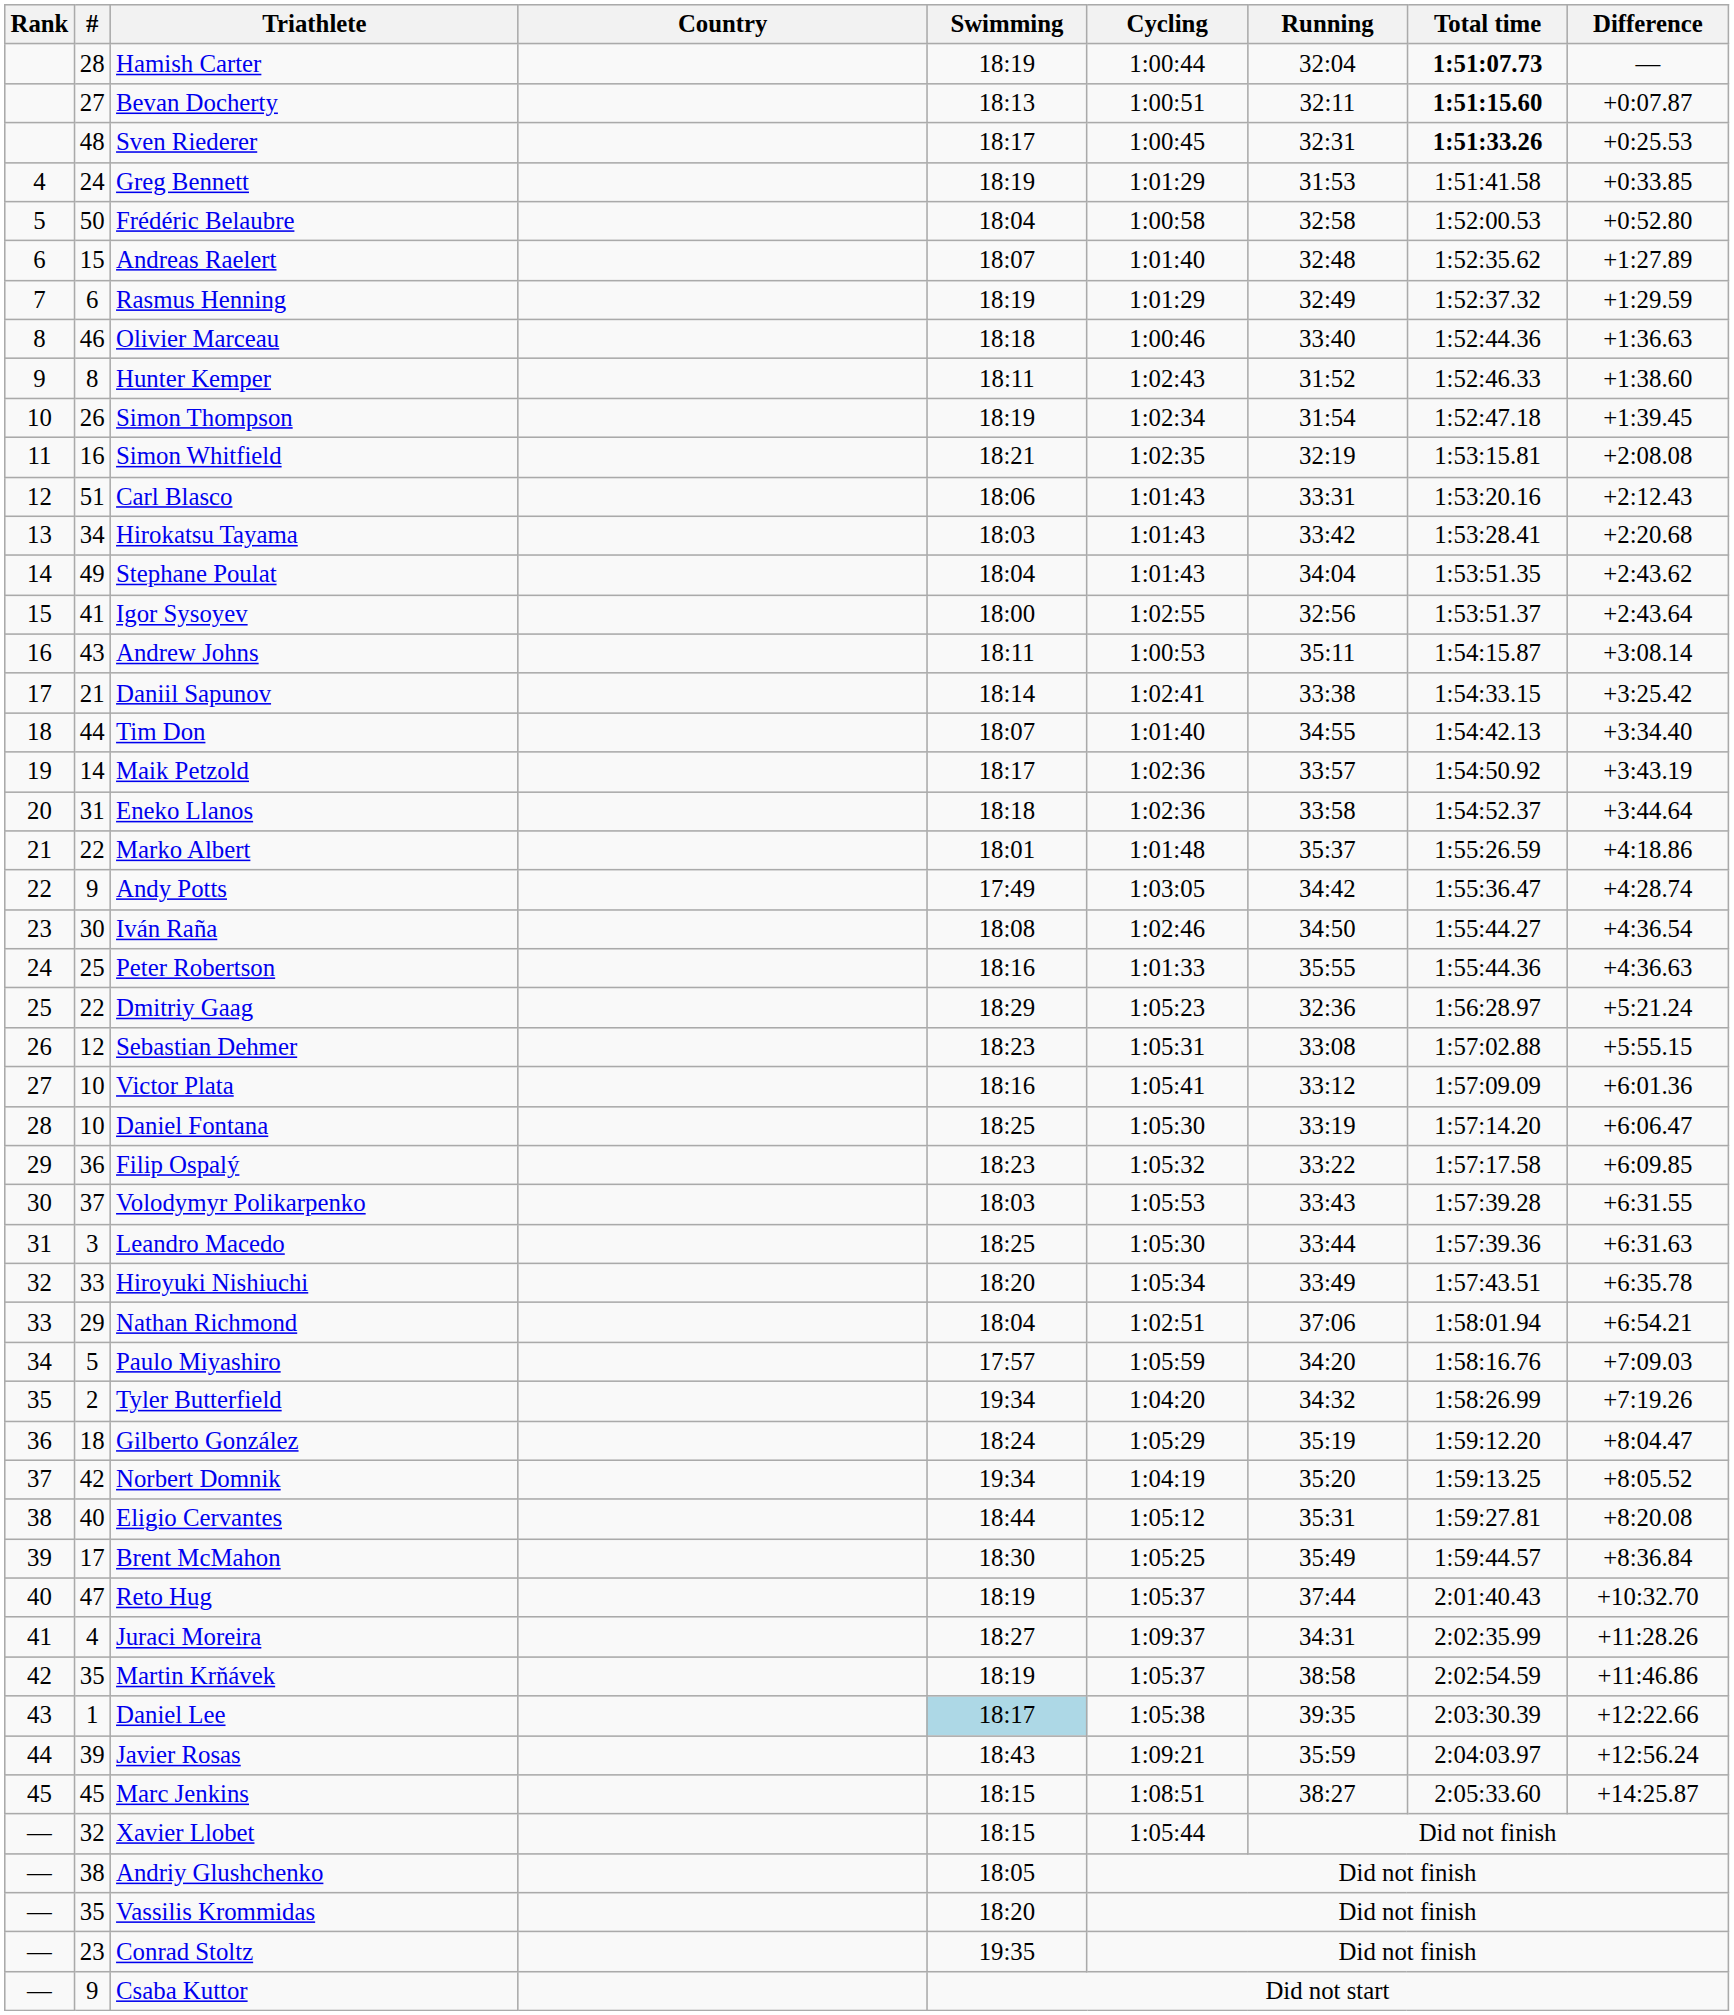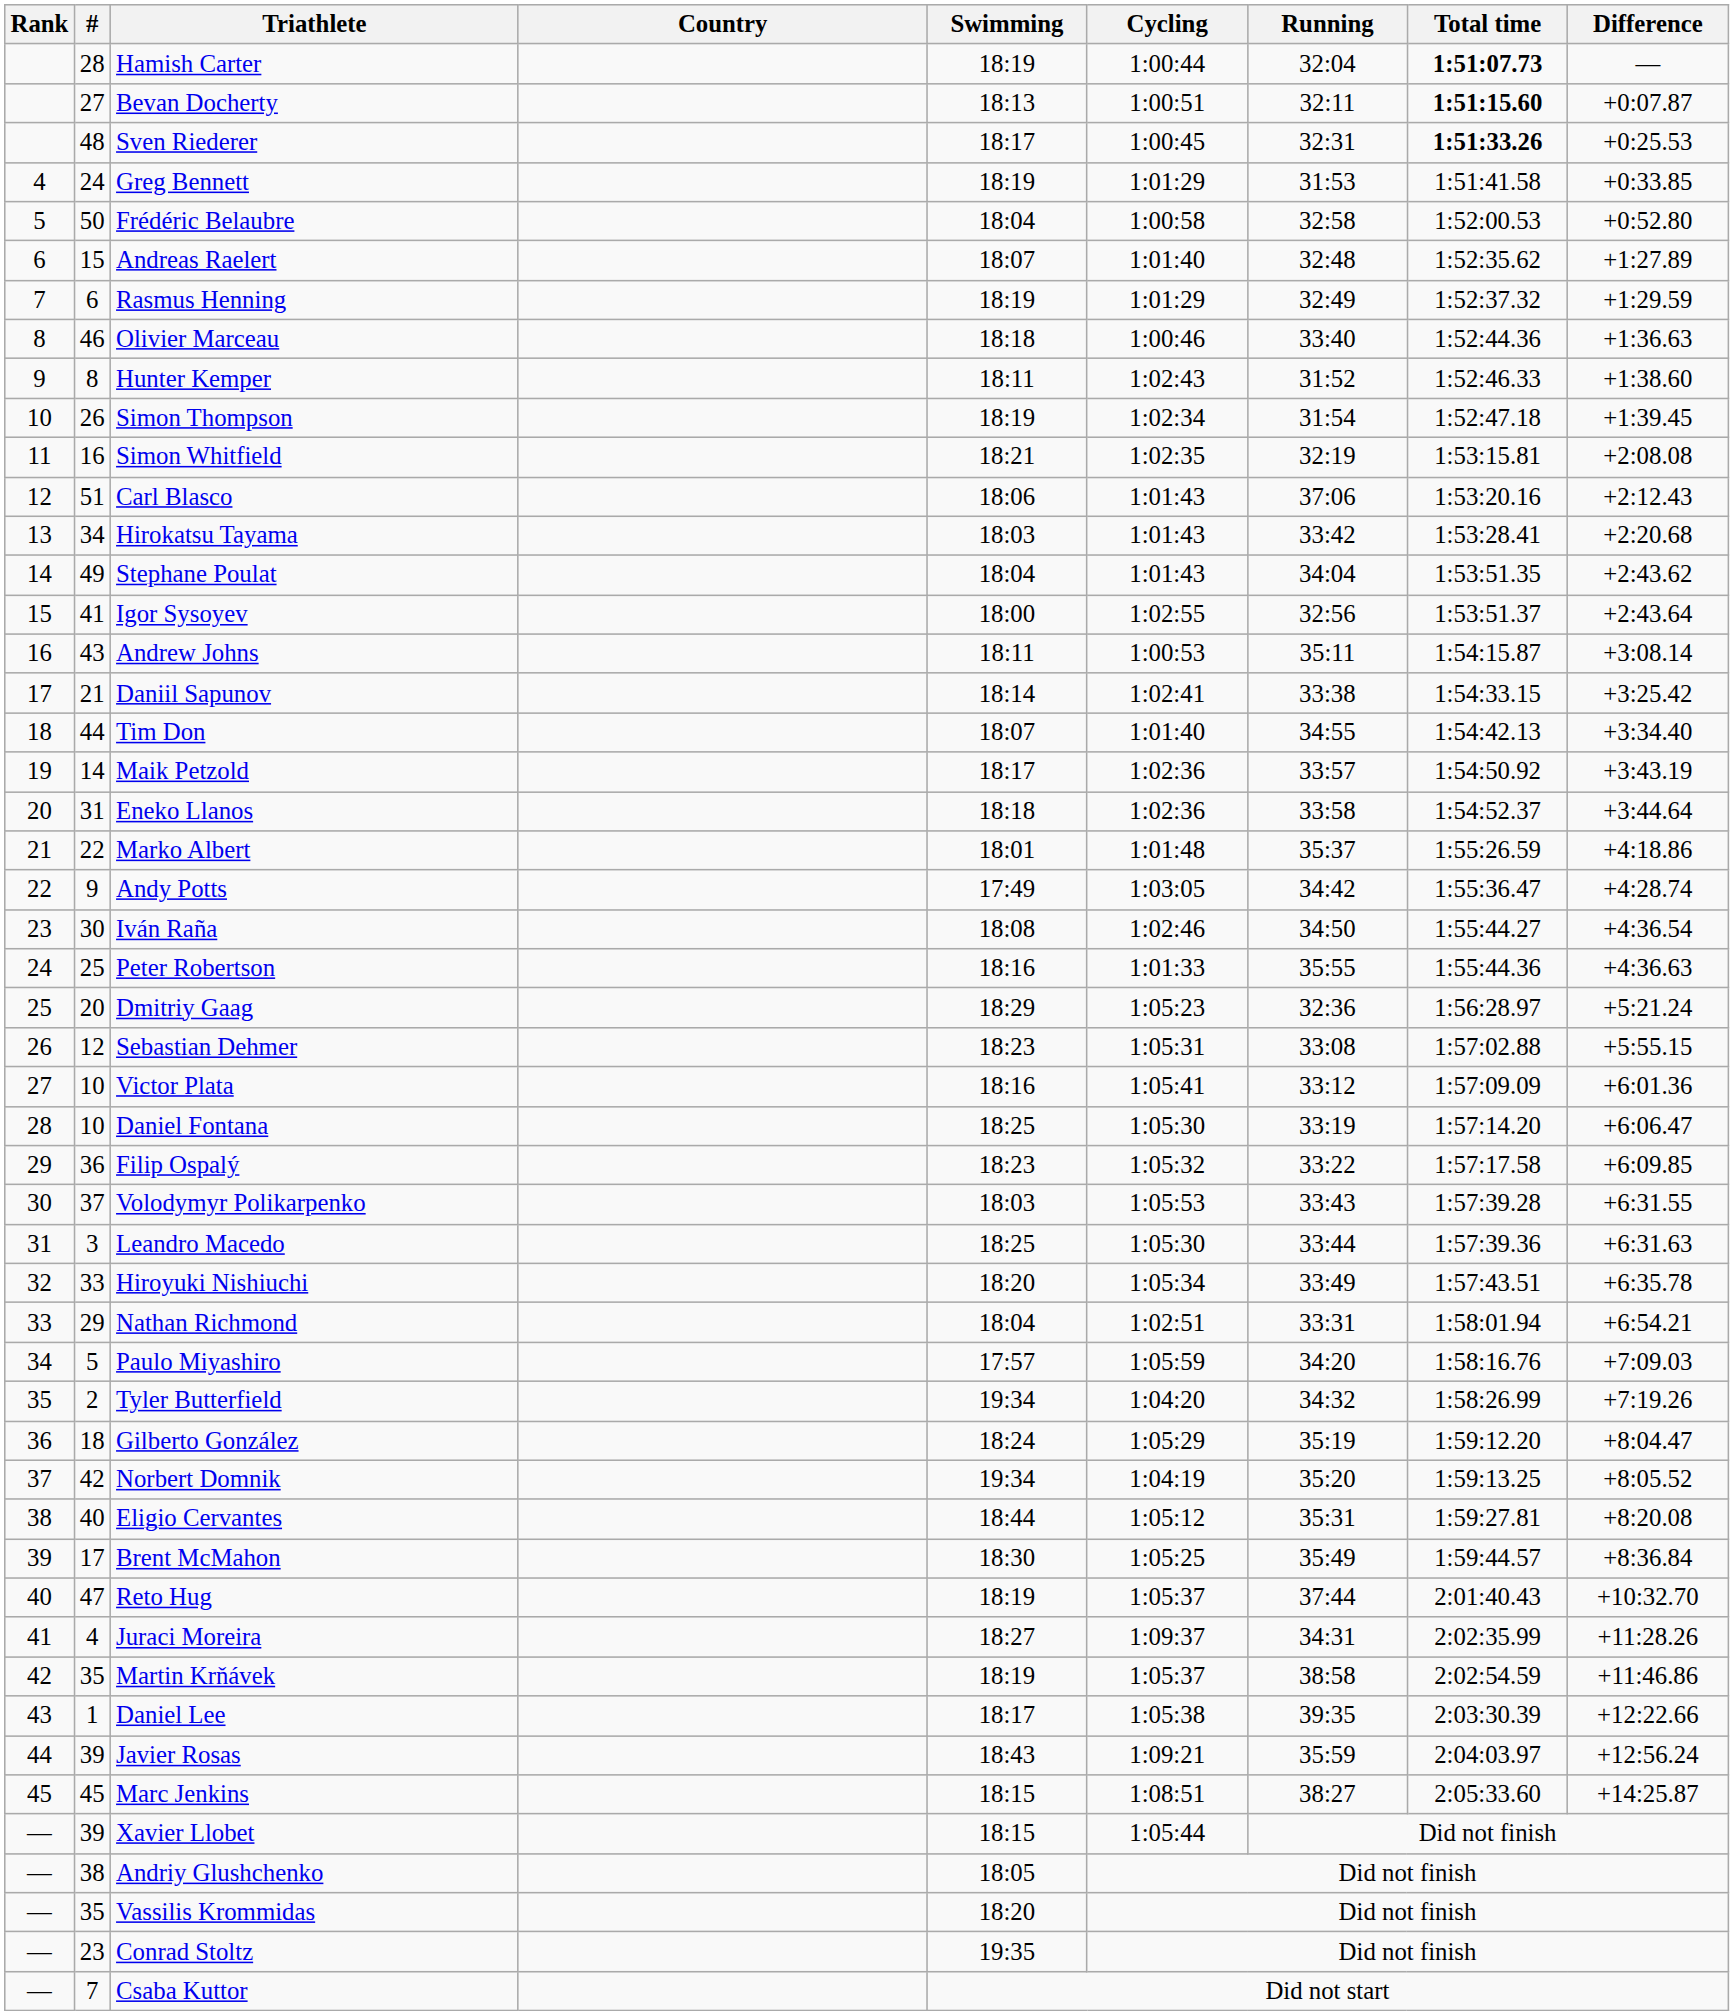(1327, 496) 33:31 -> (1327, 496) 37:06
(92, 1007) 22 -> (92, 1007) 20
(1327, 1322) 37:06 -> (1327, 1322) 33:31
(1007, 1715) lightblue background -> (1007, 1715) no background
(92, 1833) 32 -> (92, 1833) 39
(92, 1990) 9 -> (92, 1990) 7
